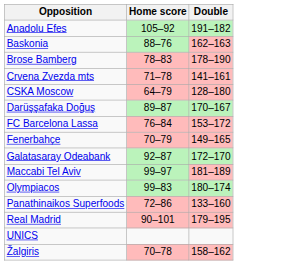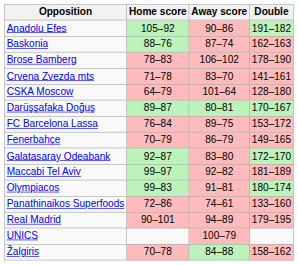+ column: (219, 12)
